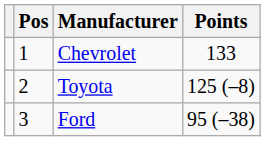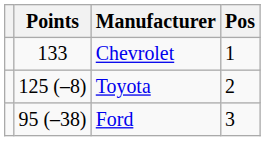columns swapped: (33, 21) <-> (221, 21)
